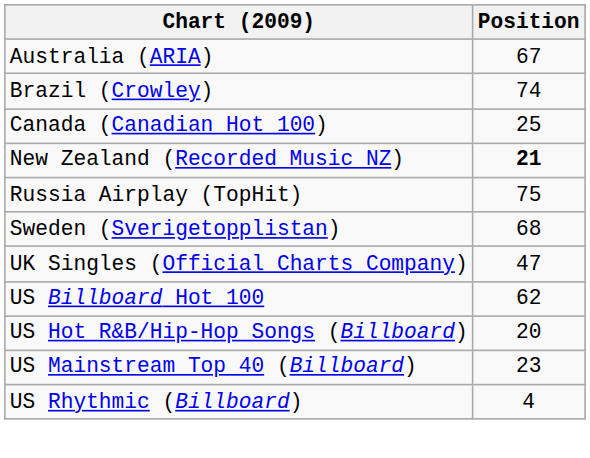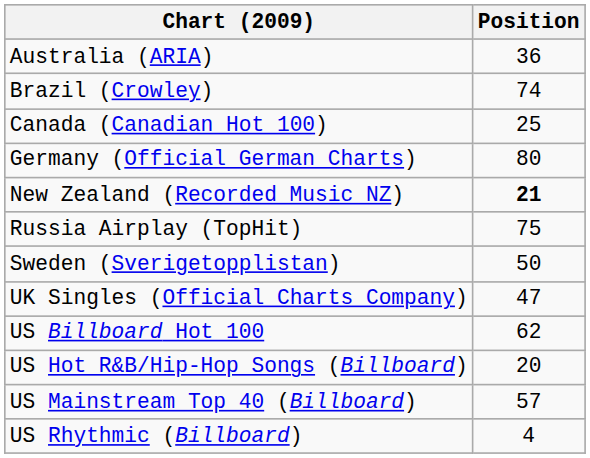(529, 57) 67 -> (529, 57) 36
+ row: (213, 160)
(529, 229) 68 -> (529, 264) 50
(529, 367) 23 -> (529, 402) 57
